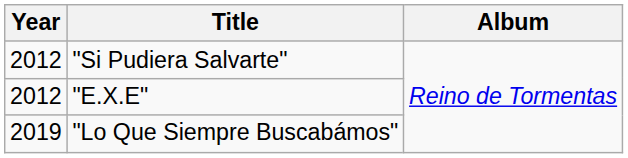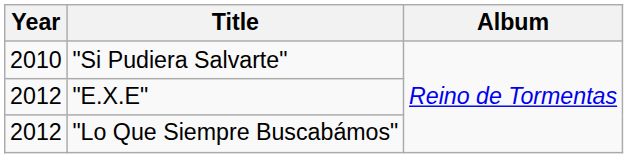(36, 59) 2012 -> (36, 59) 2010
(36, 133) 2019 -> (36, 133) 2012
